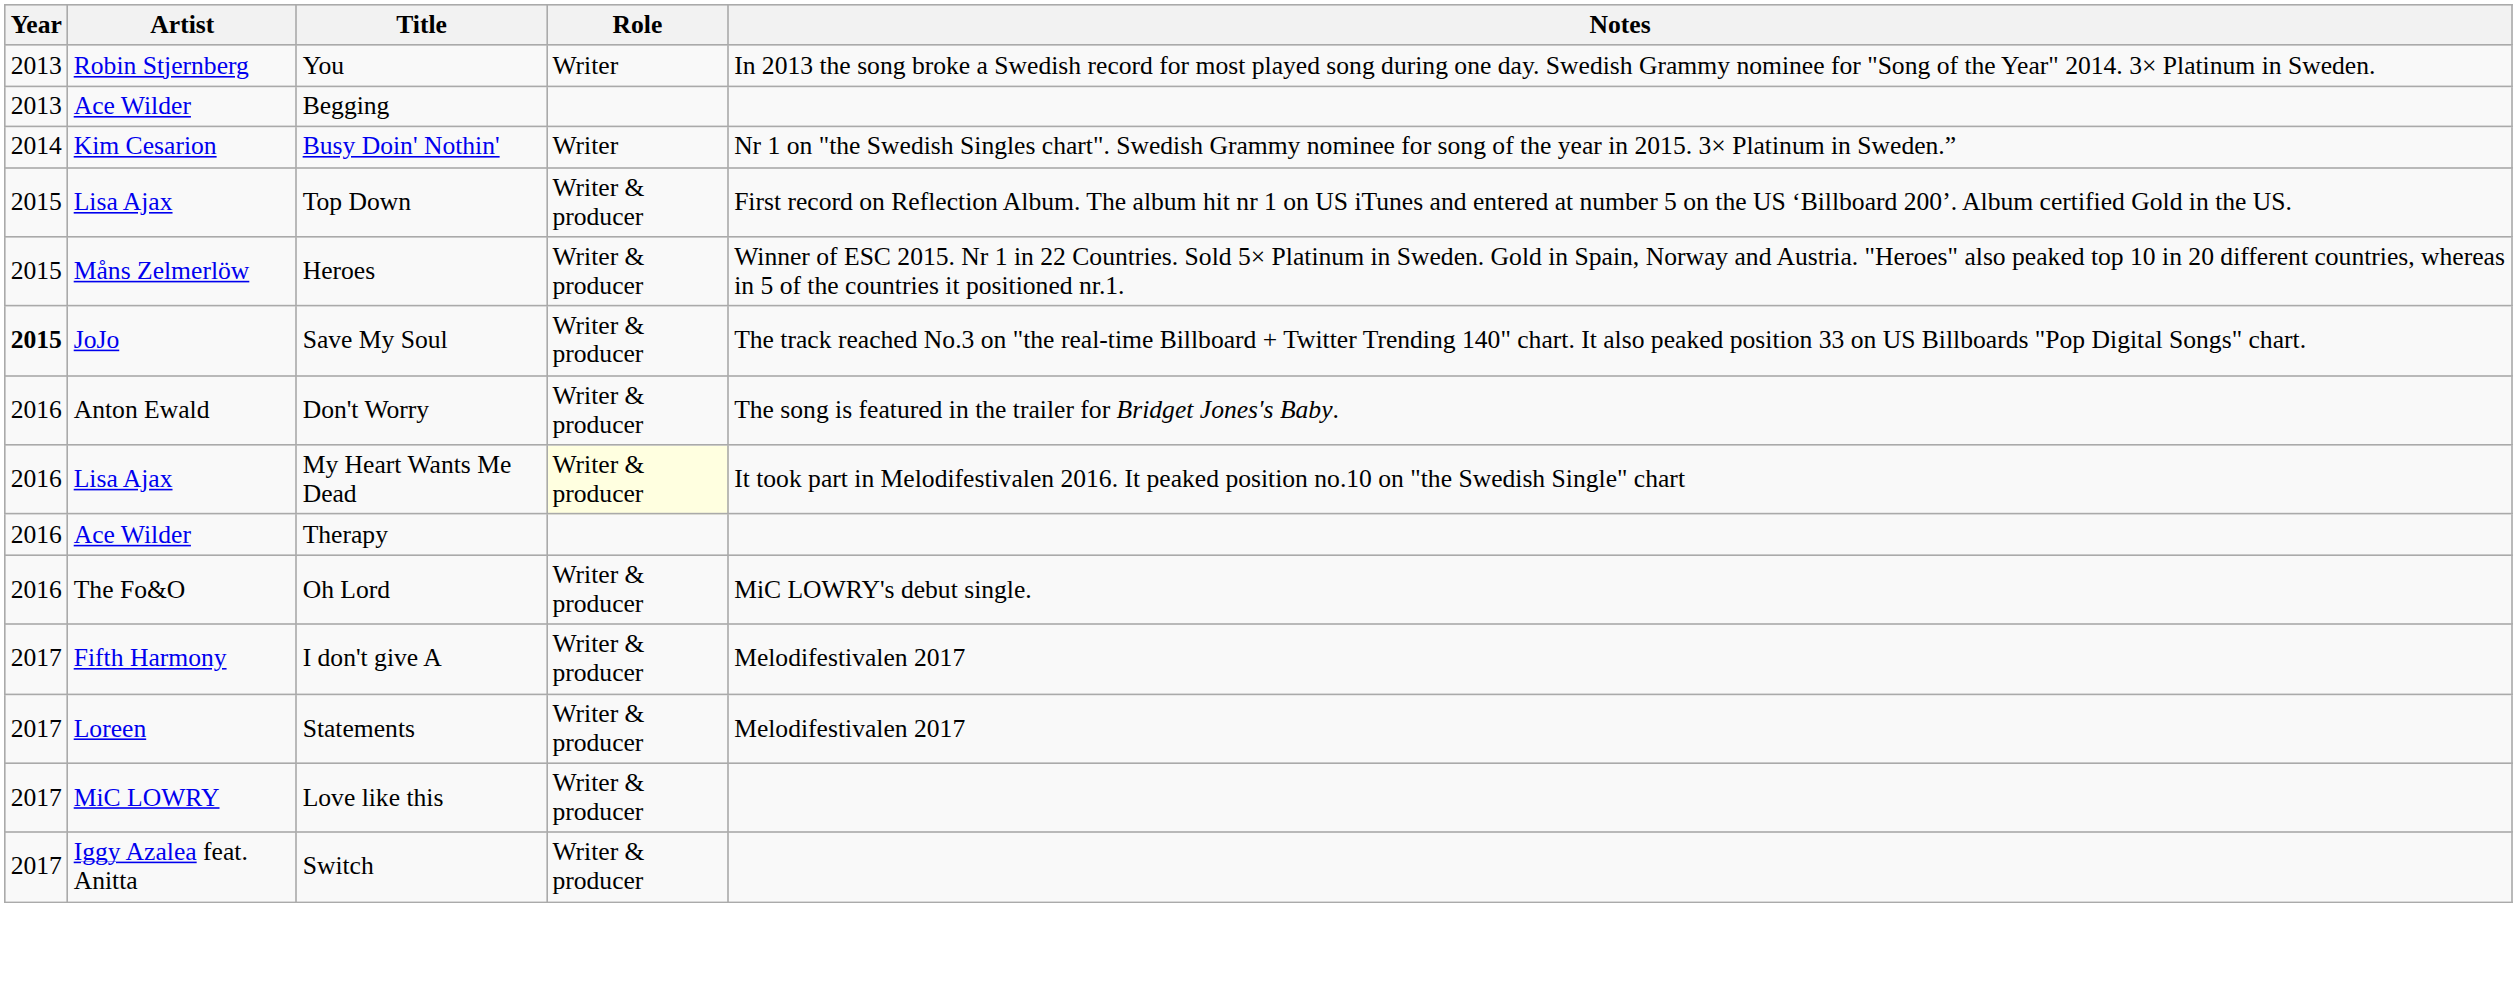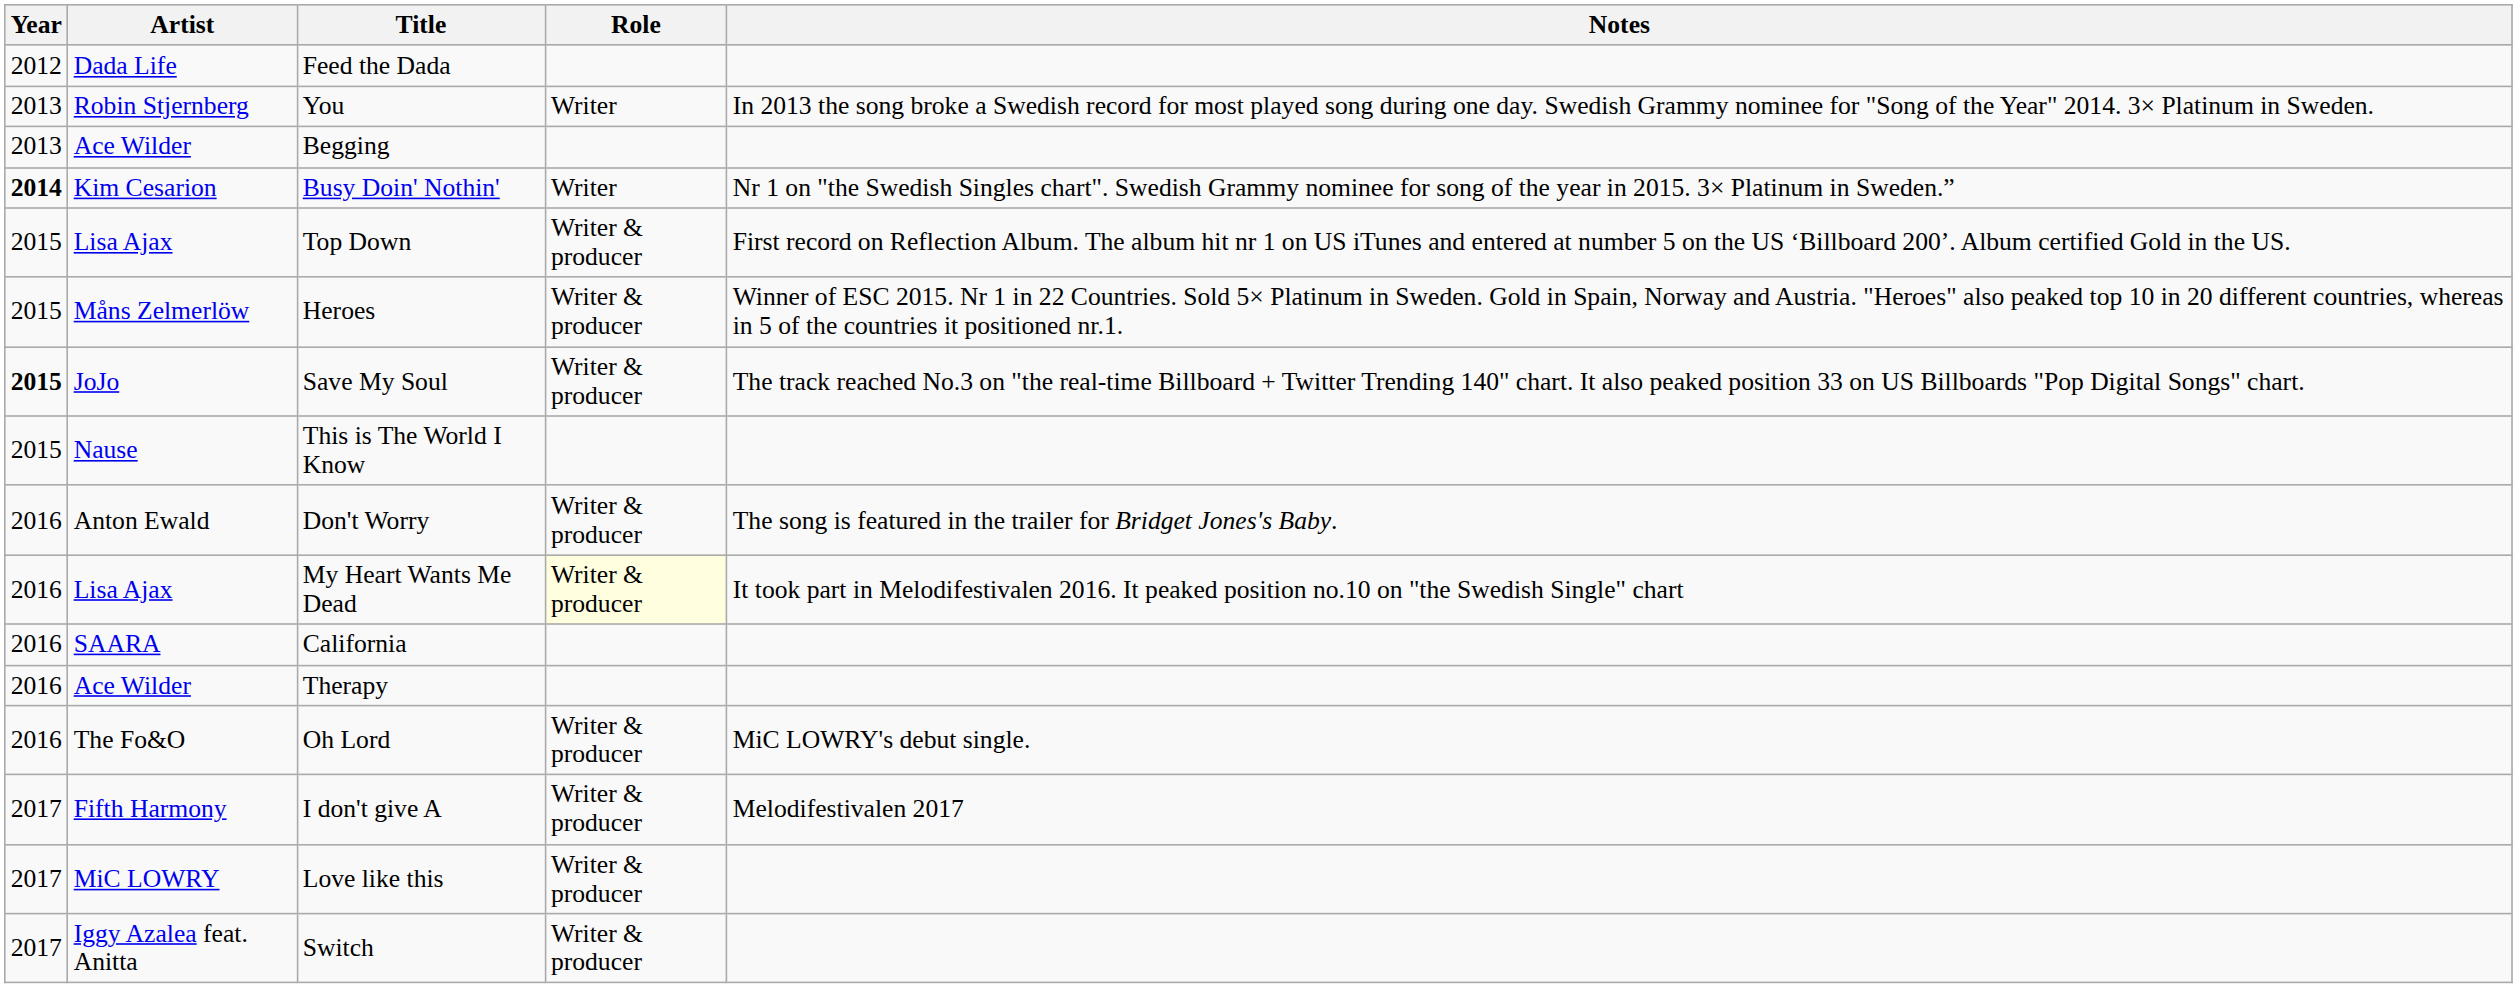+ row: (377, 65)
(36, 146) normal -> (36, 187) bold
+ row: (402, 450)
+ row: (355, 644)
- row: (359, 728)
